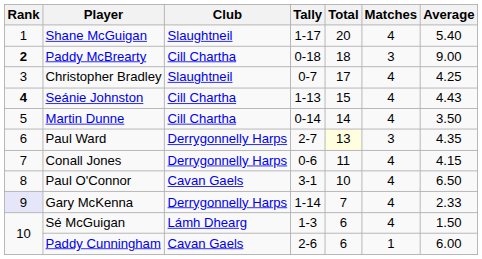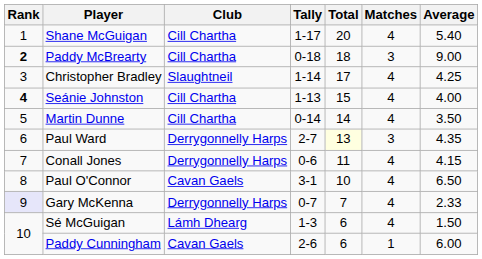(200, 35) Slaughtneil -> (202, 35) Cill Chartha
(308, 77) 0-7 -> (308, 77) 1-14
(449, 98) 4.43 -> (449, 98) 4.00
(308, 202) 1-14 -> (308, 202) 0-7
